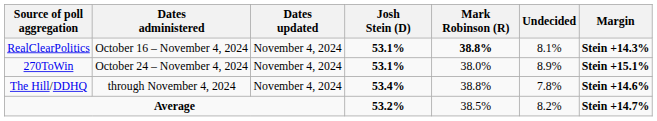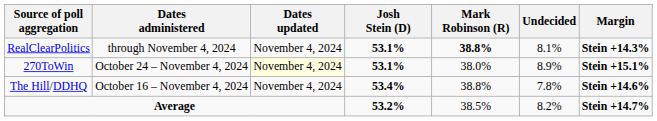(172, 48) October 16 – November 4, 2024 -> (172, 48) through November 4, 2024
(298, 67) no background -> (298, 67) lightyellow background
(172, 86) through November 4, 2024 -> (172, 86) October 16 – November 4, 2024
